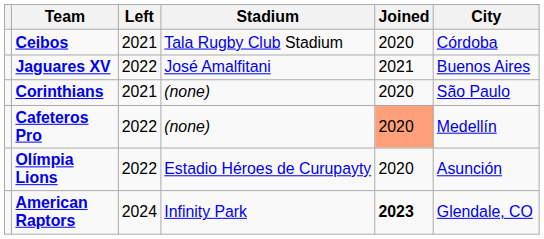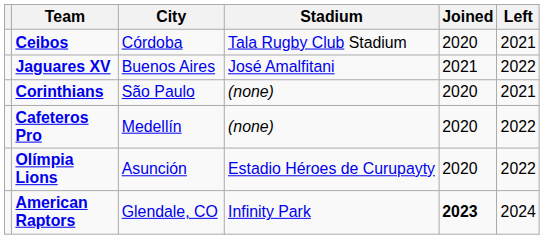columns swapped: (486, 17) <-> (139, 17)
(396, 126) lightsalmon background -> (460, 126) no background
